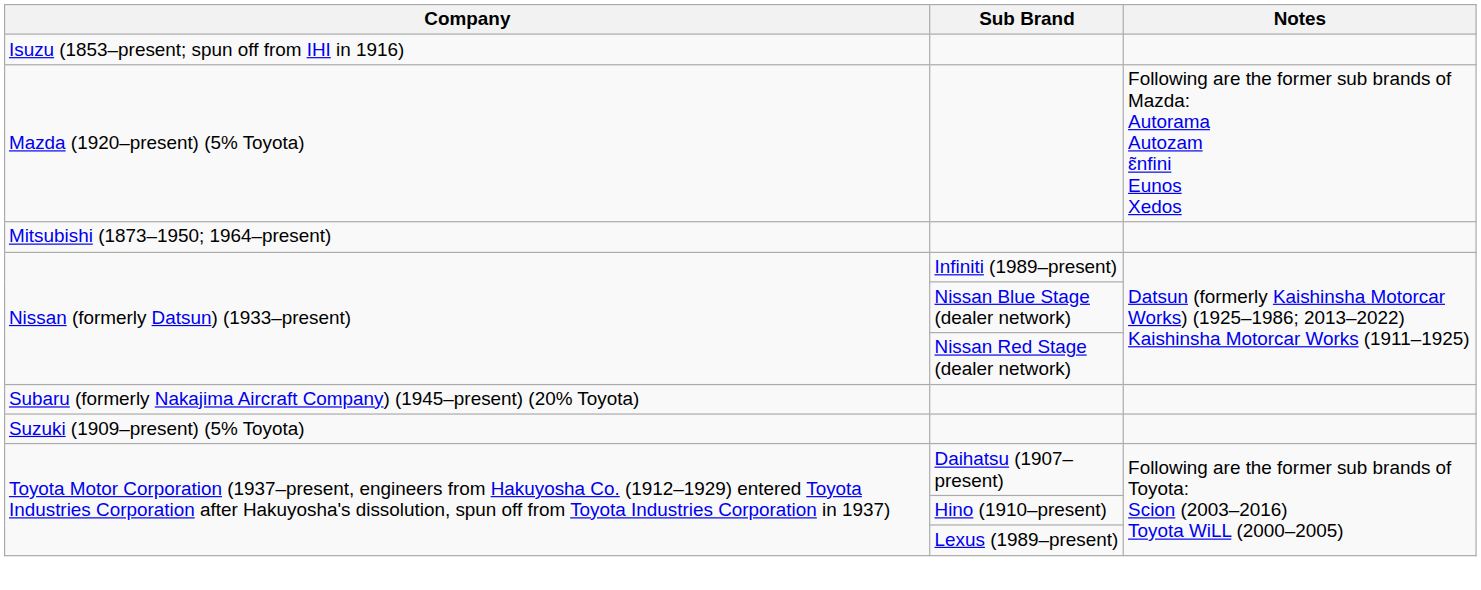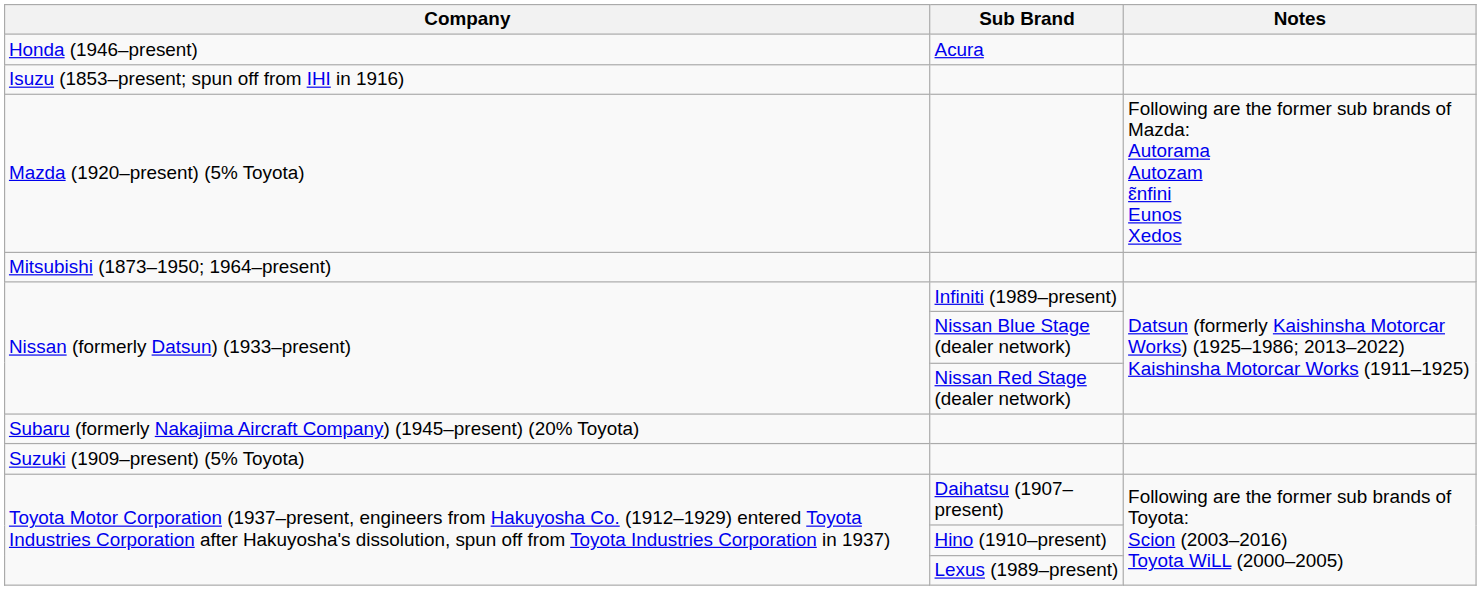+ row: (103, 49)
